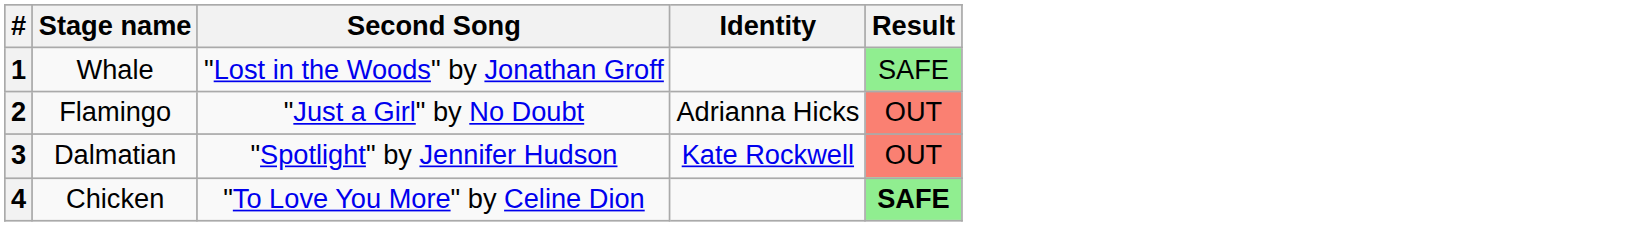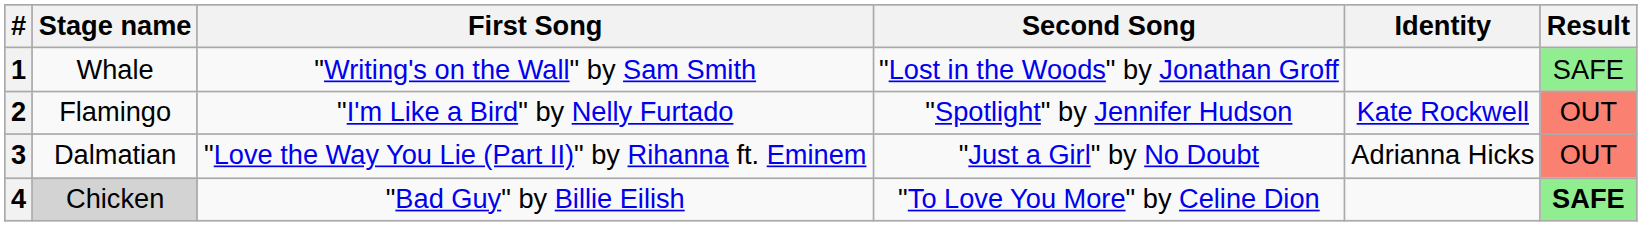+ column: (535, 26)
(434, 112) "Just a Girl" by No Doubt -> (1109, 112) "Spotlight" by Jennifer Hudson
(768, 112) Adrianna Hicks -> (1443, 112) Kate Rockwell
(434, 155) "Spotlight" by Jennifer Hudson -> (1109, 155) "Just a Girl" by No Doubt
(768, 155) Kate Rockwell -> (1443, 155) Adrianna Hicks
(115, 198) no background -> (115, 198) lightgrey background
